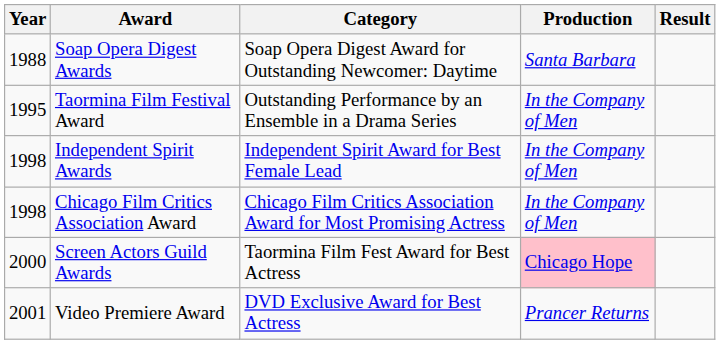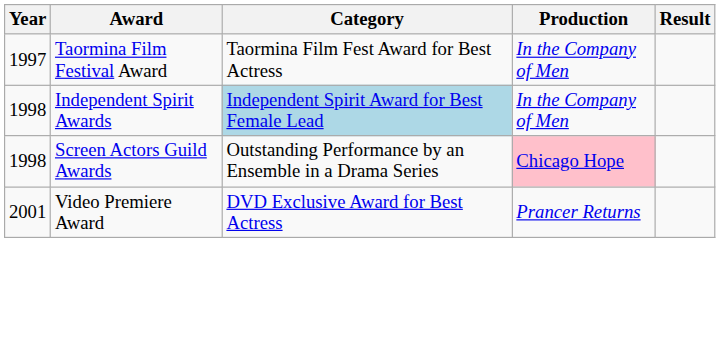- row: (126, 59)
(28, 110) 1995 -> (28, 59) 1997
(363, 110) Outstanding Performance by an Ensemble in a Drama Series -> (359, 59) Taormina Film Fest Award for Best Actress
(373, 161) no background -> (355, 110) lightblue background
- row: (133, 211)
(28, 262) 2000 -> (28, 161) 1998
(377, 262) Taormina Film Fest Award for Best Actress -> (345, 161) Outstanding Performance by an Ensemble in a Drama Series
